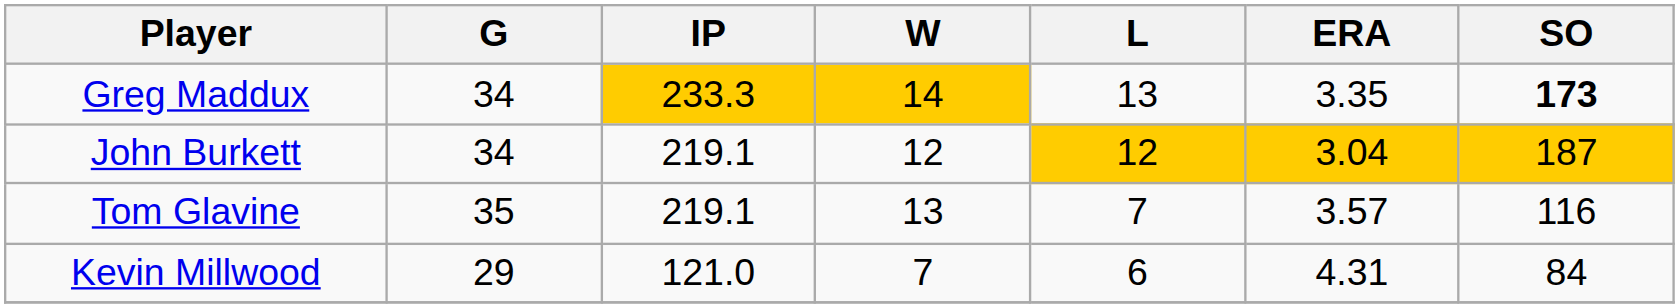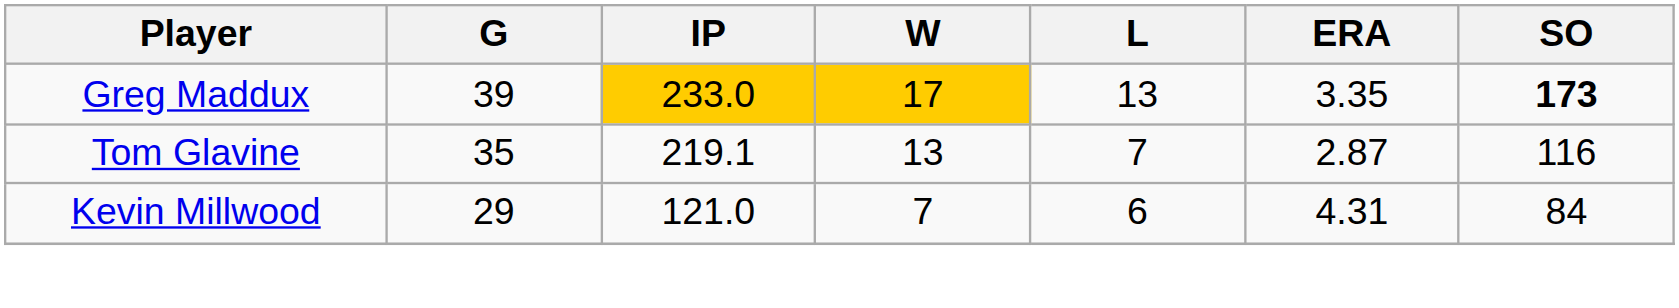(494, 93) 34 -> (494, 93) 39
(708, 93) 233.3 -> (708, 93) 233.0
(923, 93) 14 -> (923, 93) 17
- row: (196, 152)
(1352, 212) 3.57 -> (1352, 152) 2.87
